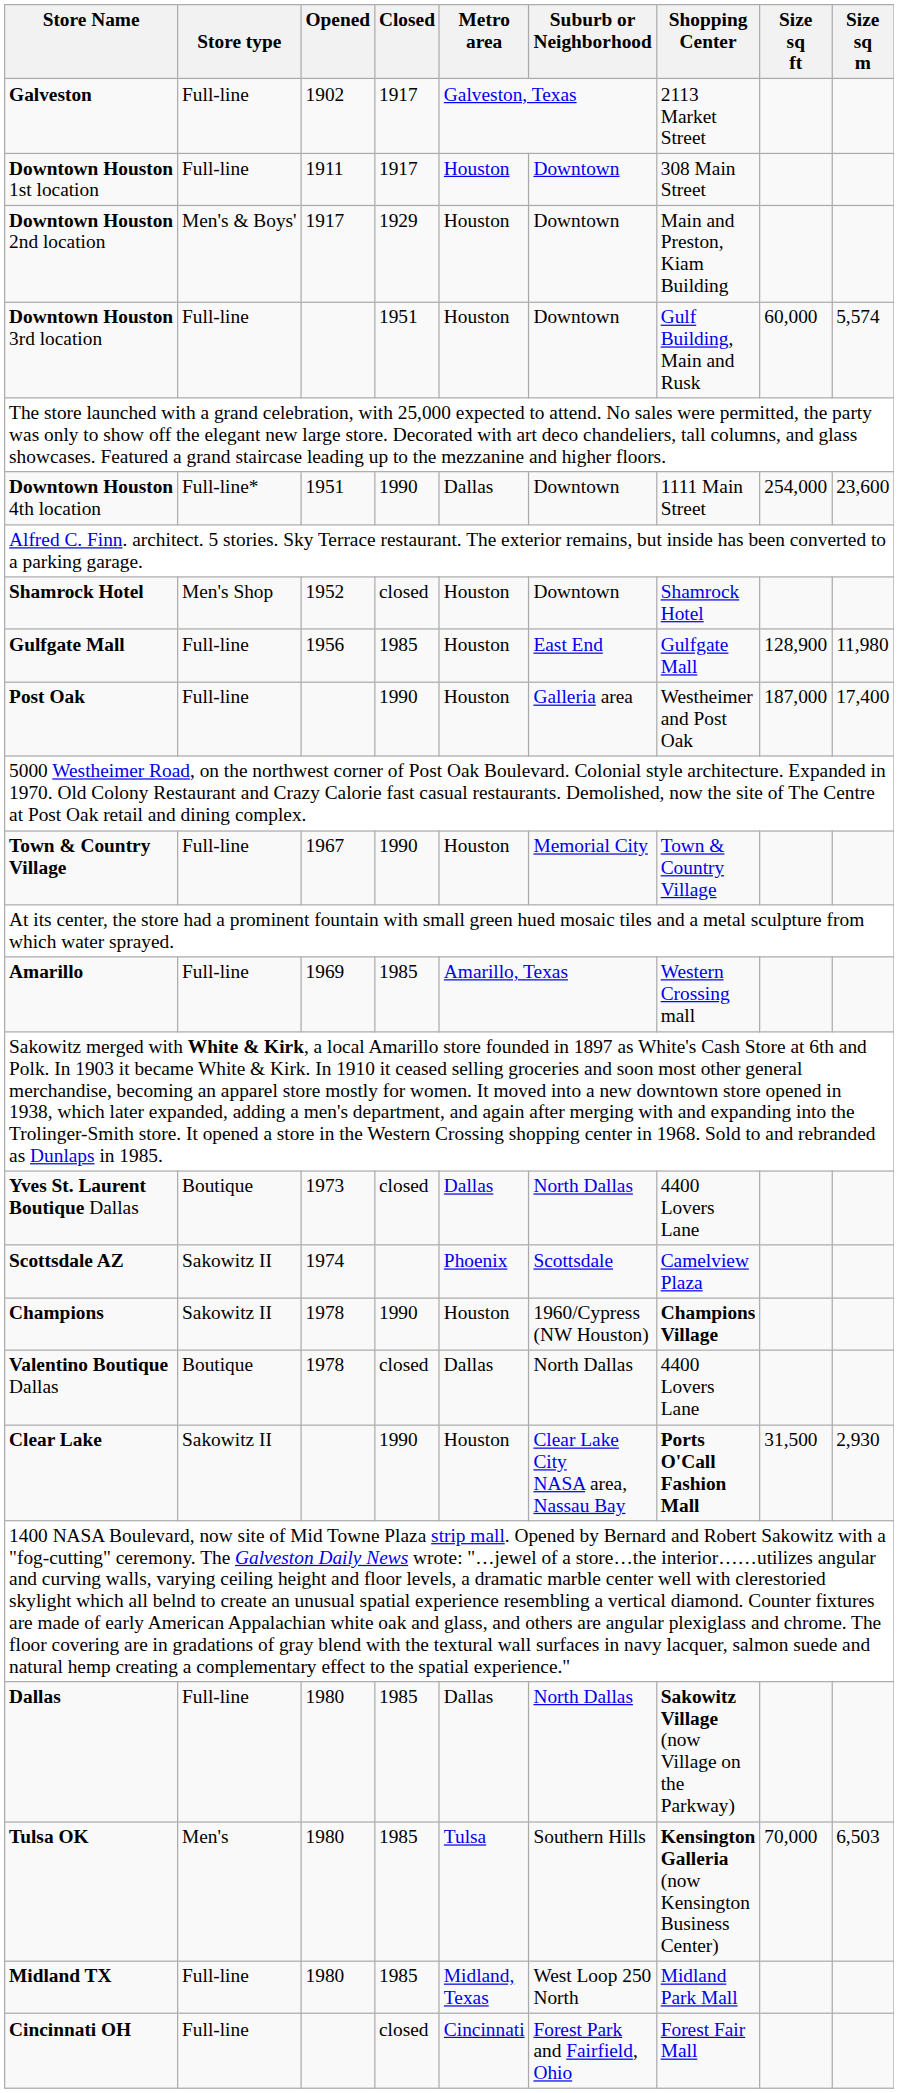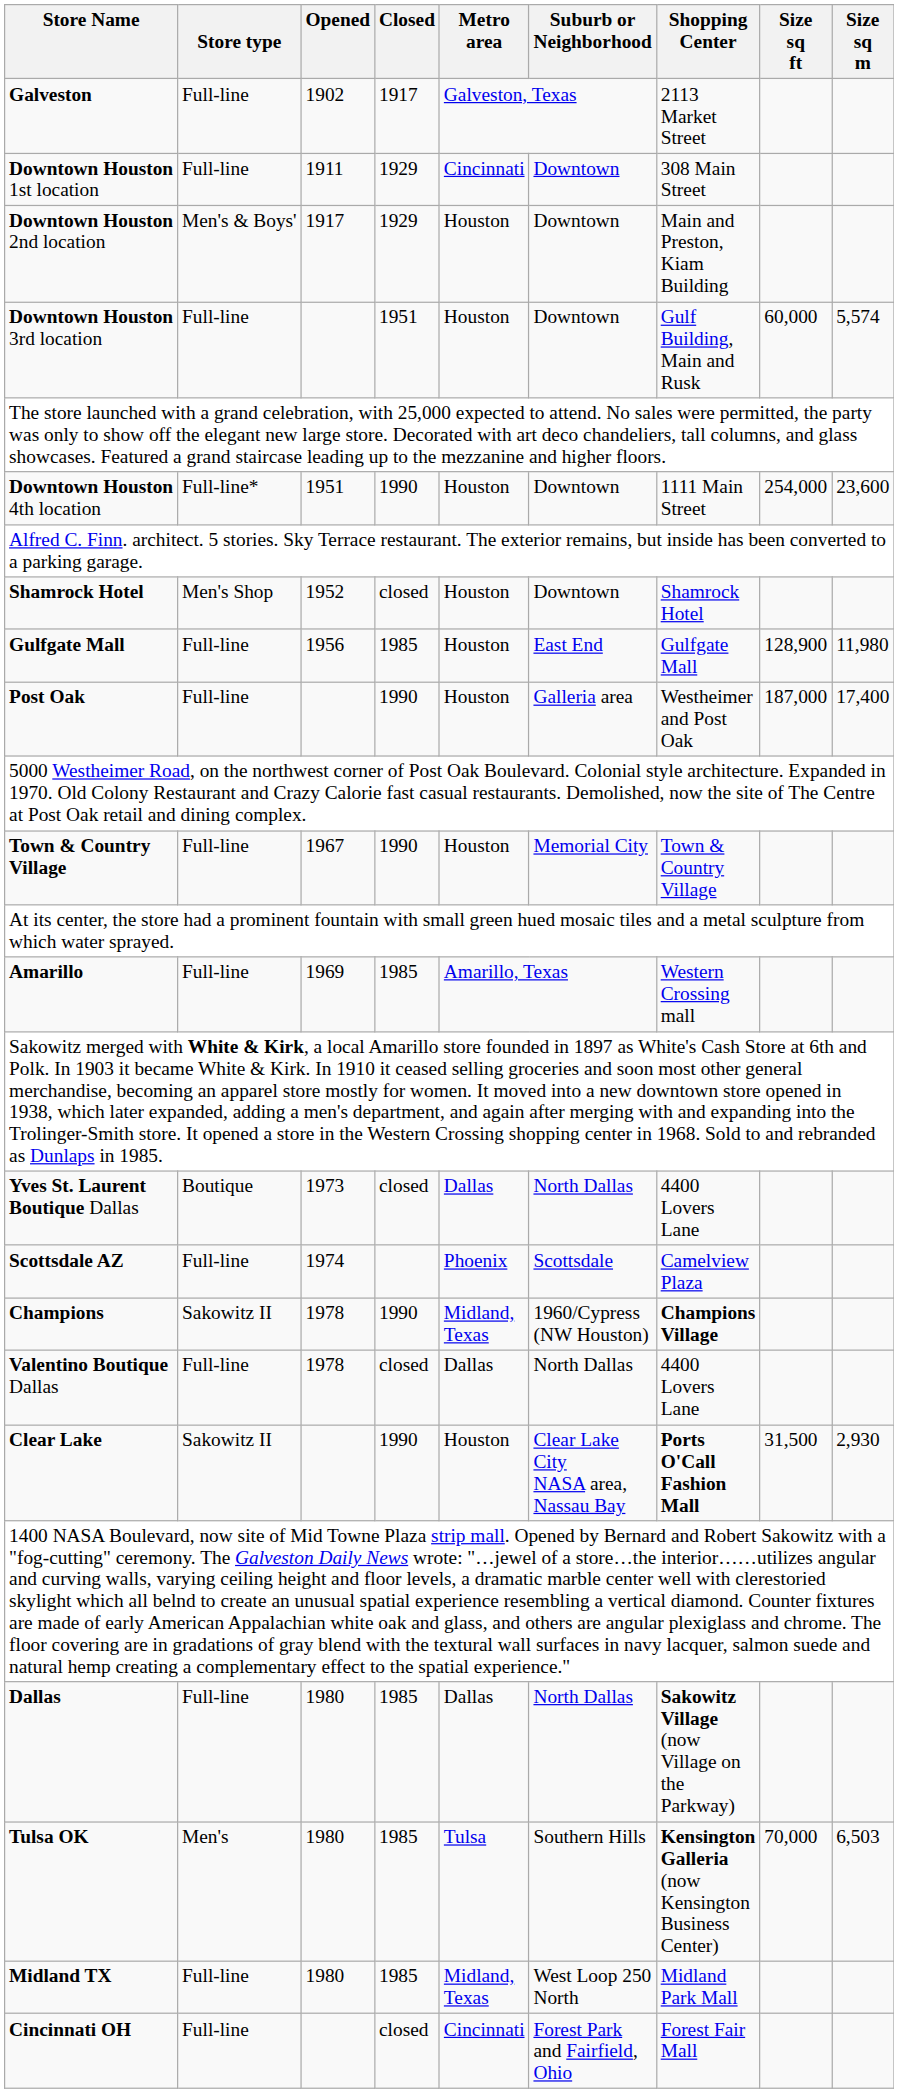(398, 168) 1917 -> (398, 168) 1929
(477, 168) Houston -> (484, 168) Cincinnati
(469, 487) Dallas -> (477, 487) Houston
(227, 1260) Sakowitz II -> (215, 1260) Full-line
(477, 1313) Houston -> (479, 1323) Midland, Texas
(218, 1365) Boutique -> (215, 1365) Full-line
